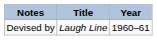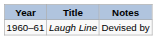columns swapped: (131, 12) <-> (31, 12)
